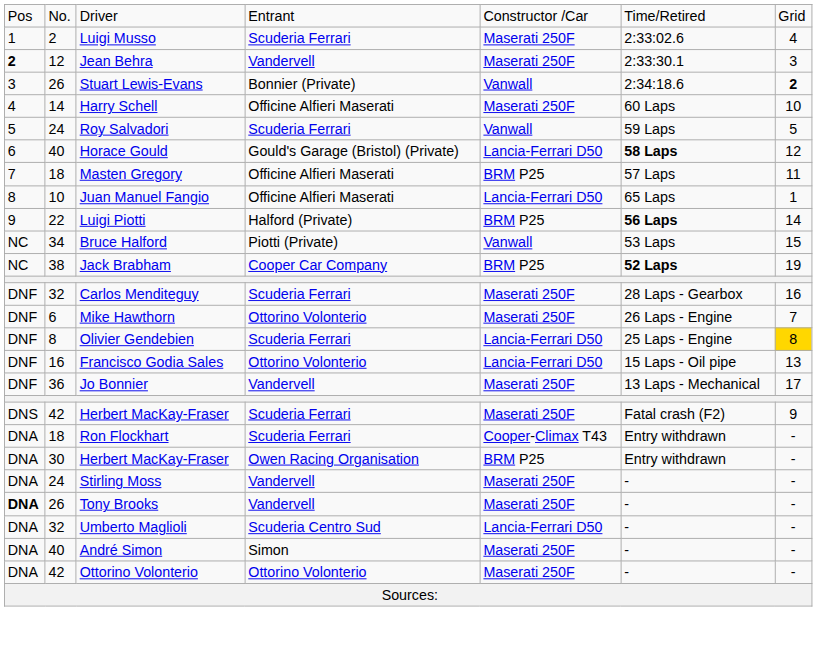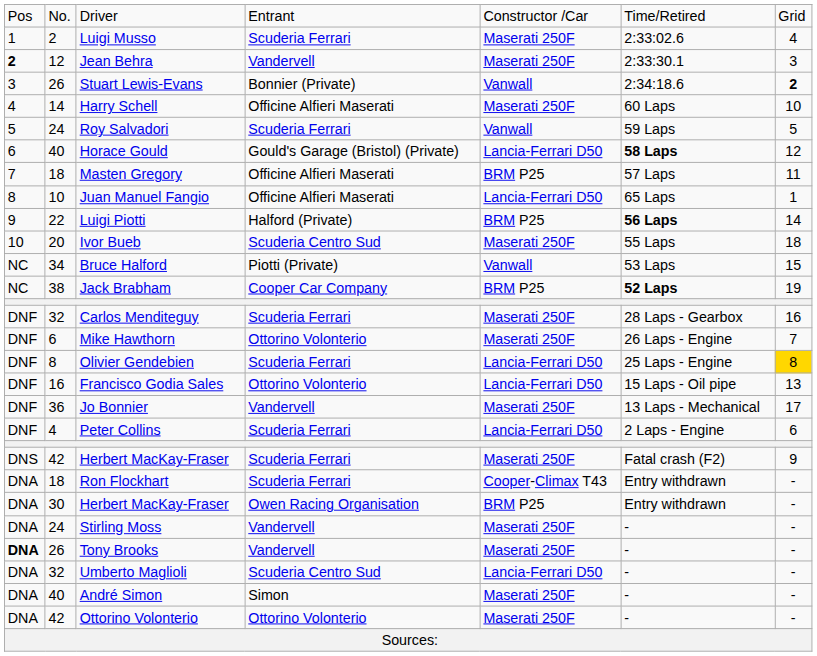+ row: (56, 242)
+ row: (52, 430)
